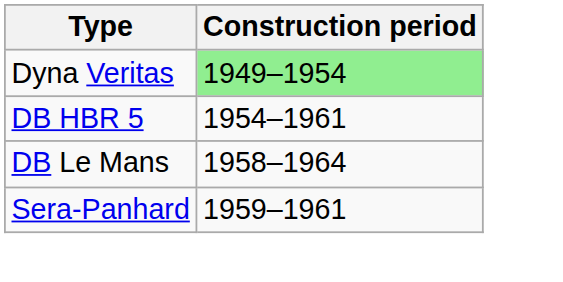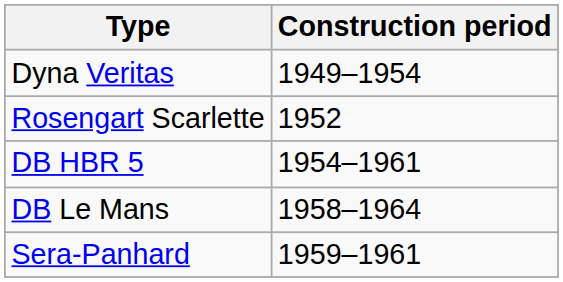(275, 72) lightgreen background -> (350, 72) no background
+ row: (138, 118)
